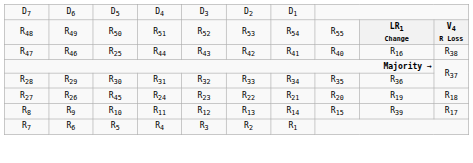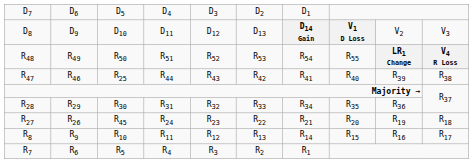+ row: (28, 32)
(397, 52) R16 -> (399, 77) R39
(397, 111) R39 -> (399, 136) R16
